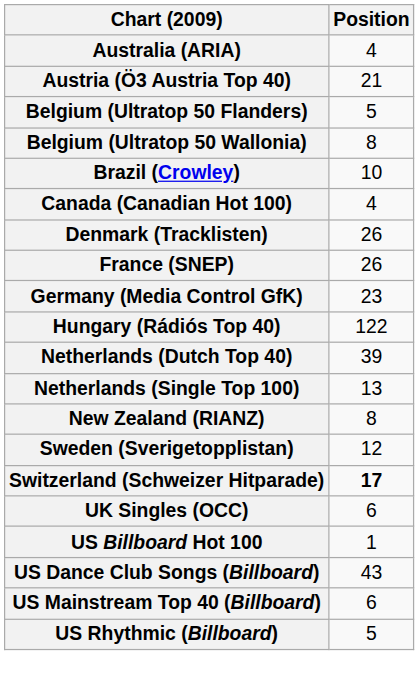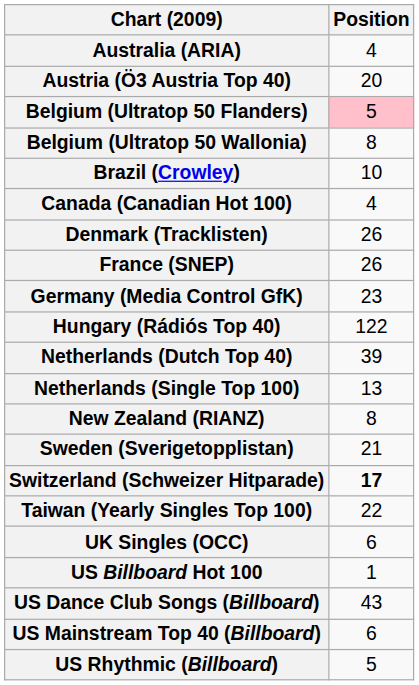(371, 81) 21 -> (371, 81) 20
(371, 111) no background -> (371, 111) pink background
(371, 449) 12 -> (371, 449) 21
+ row: (167, 511)
